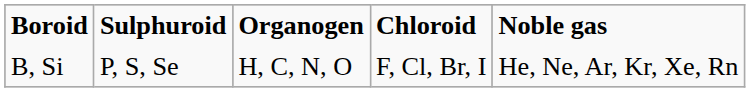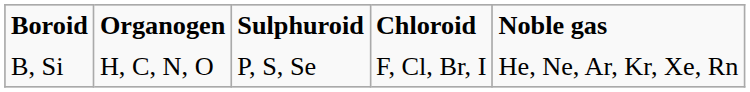columns swapped: (301, 25) <-> (163, 25)
